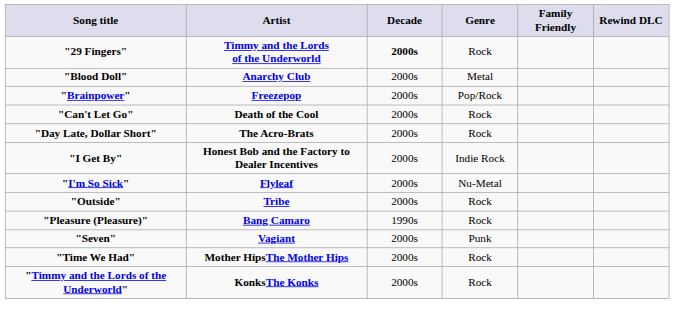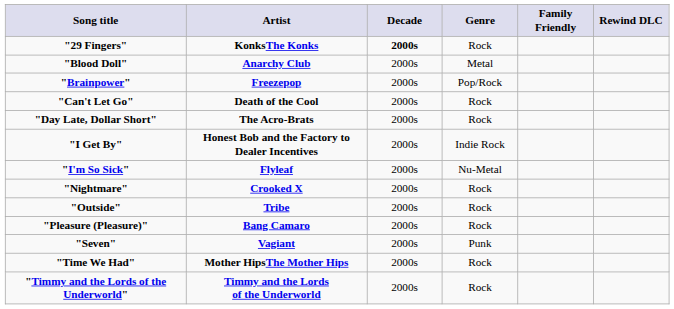(276, 52) Timmy and the Lords of the Underworld -> (276, 45) KonksThe Konks
+ row: (96, 188)
(405, 220) 1990s -> (405, 225) 2000s
(276, 282) KonksThe Konks -> (276, 287) Timmy and the Lords of the Underworld
